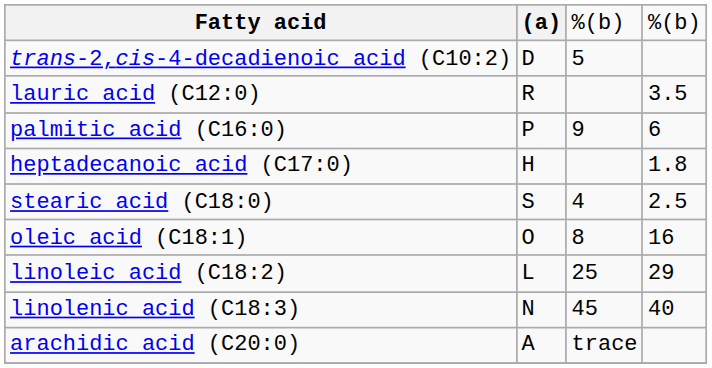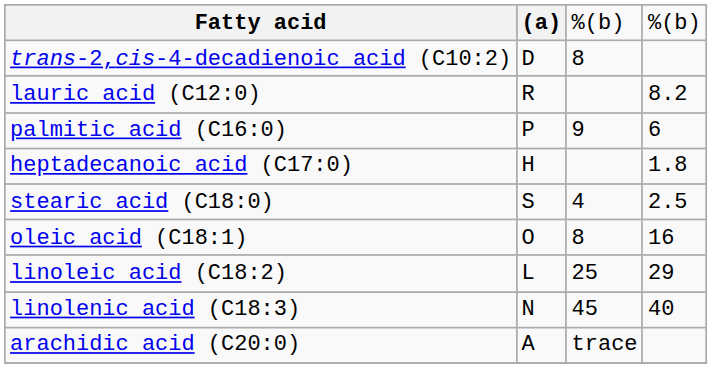(578, 59) 5 -> (578, 59) 8
(668, 94) 3.5 -> (668, 94) 8.2
